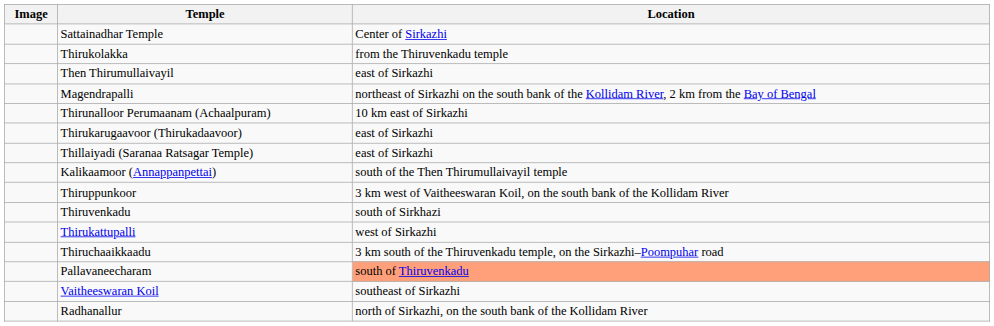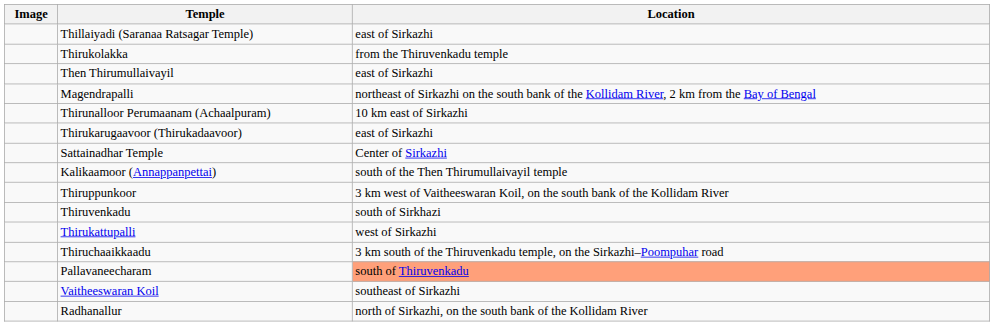rows swapped: (112, 34) <-> (157, 152)
